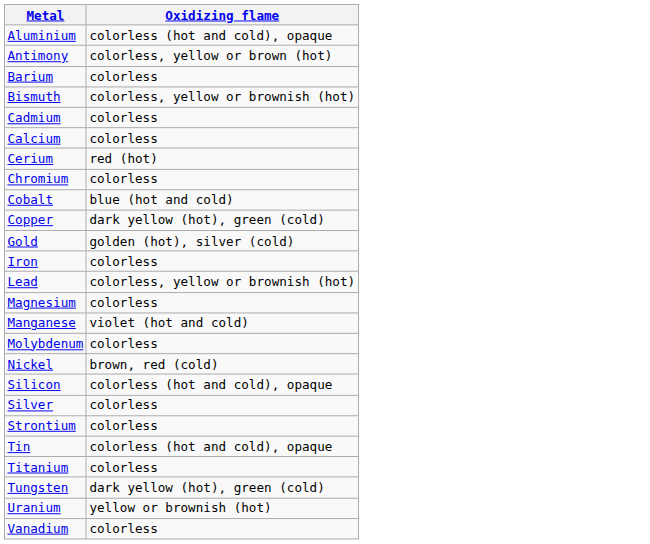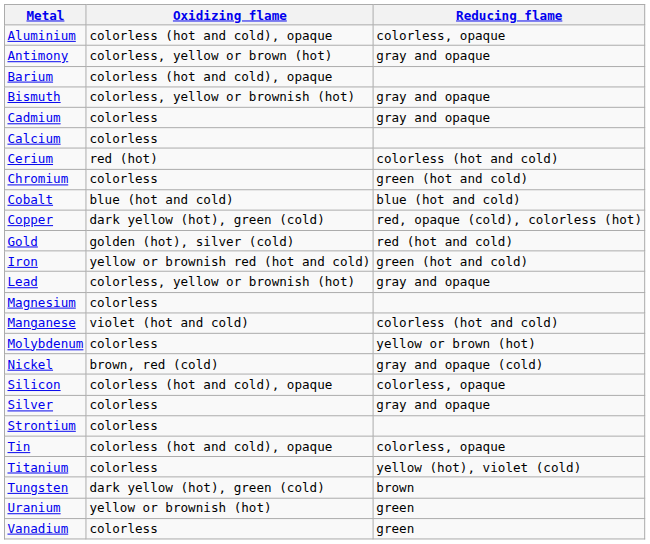+ column: (509, 15)
(124, 76) colorless -> (211, 76) colorless (hot and cold), opaque
(124, 261) colorless -> (230, 261) yellow or brownish red (hot and cold)
